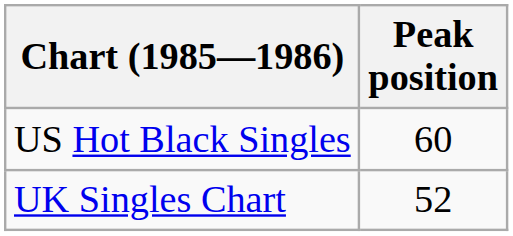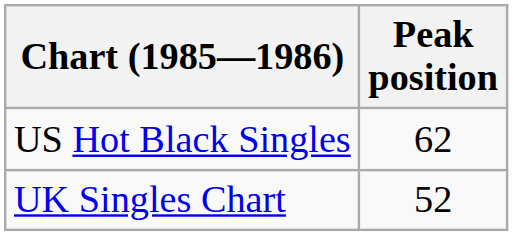(433, 138) 60 -> (433, 138) 62
